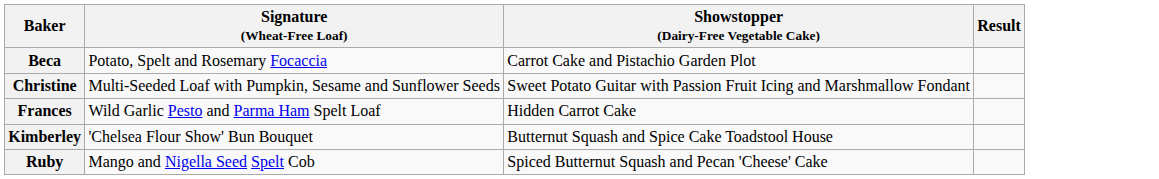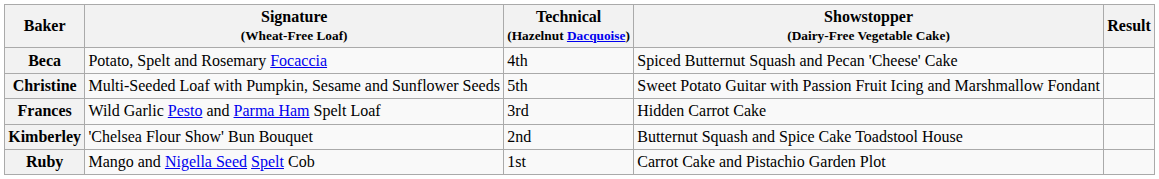+ column: (569, 26)
(632, 60) Carrot Cake and Pistachio Garden Plot -> (797, 60) Spiced Butternut Squash and Pecan 'Cheese' Cake
(667, 162) Spiced Butternut Squash and Pecan 'Cheese' Cake -> (761, 162) Carrot Cake and Pistachio Garden Plot
